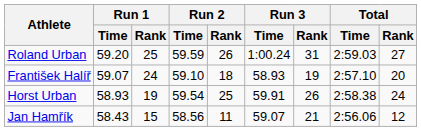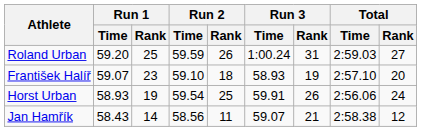(150, 76) 24 -> (150, 76) 23
(355, 96) 2:58.38 -> (355, 96) 2:56.06
(150, 116) 15 -> (150, 116) 14
(355, 116) 2:56.06 -> (355, 116) 2:58.38
